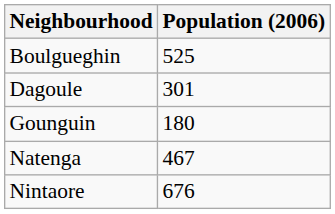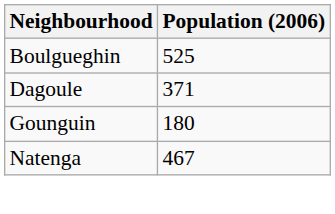(179, 89) 301 -> (179, 89) 371
- row: (47, 191)
